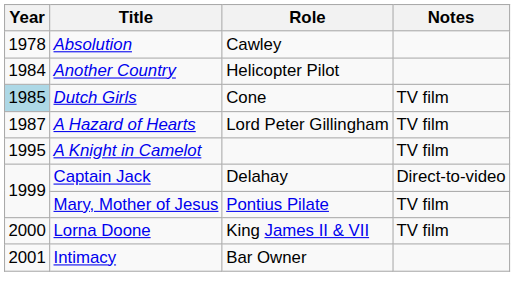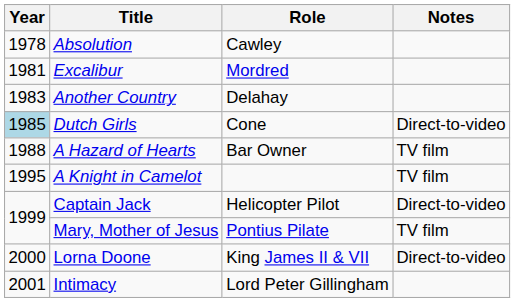+ row: (88, 71)
(27, 71) 1984 -> (27, 97) 1983
(283, 71) Helicopter Pilot -> (257, 97) Delahay
(423, 97) TV film -> (451, 124) Direct-to-video
(27, 124) 1987 -> (27, 151) 1988
(307, 124) Lord Peter Gillingham -> (266, 151) Bar Owner
(257, 177) Delahay -> (283, 204) Helicopter Pilot
(423, 230) TV film -> (451, 257) Direct-to-video
(266, 257) Bar Owner -> (307, 284) Lord Peter Gillingham
